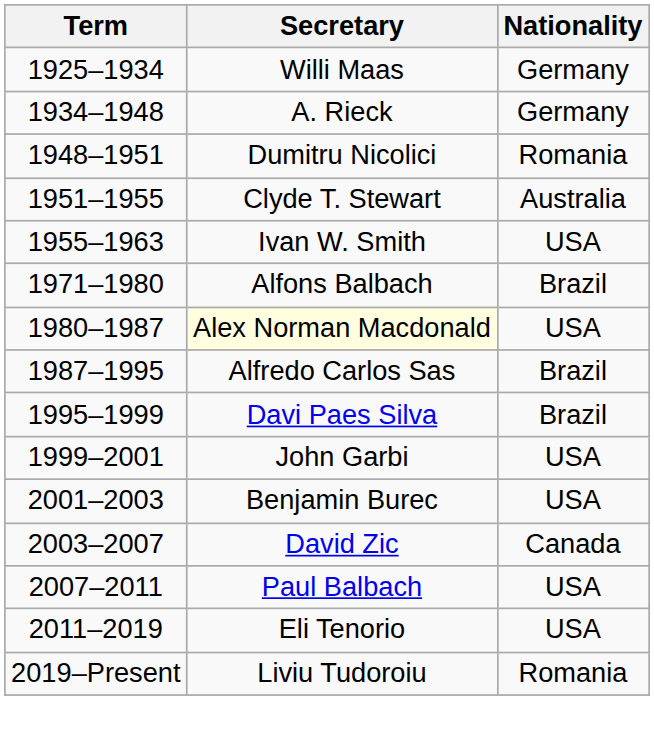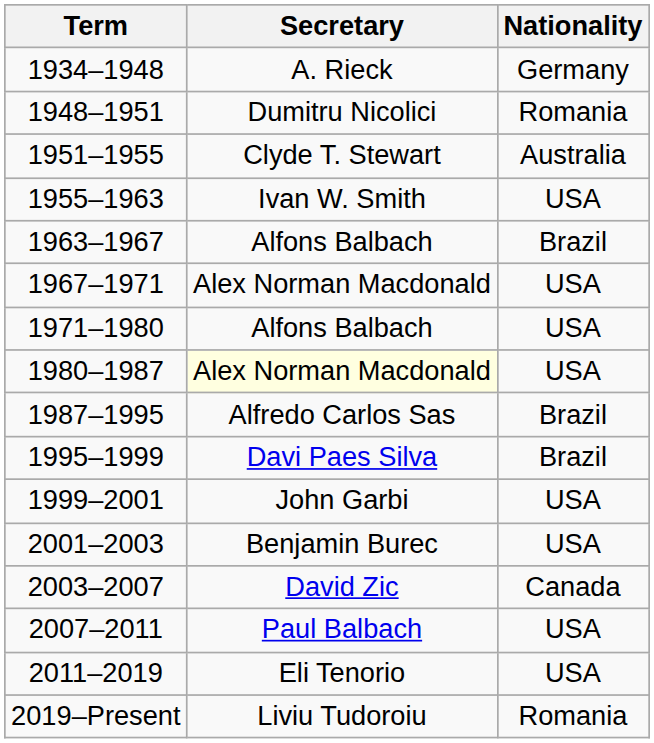- row: (96, 69)
+ row: (96, 241)
+ row: (96, 284)
(573, 284) Brazil -> (573, 328) USA
